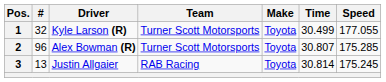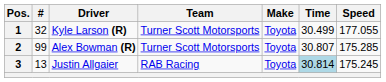(41, 47) 96 -> (41, 47) 99
(318, 64) no background -> (318, 64) lightblue background
